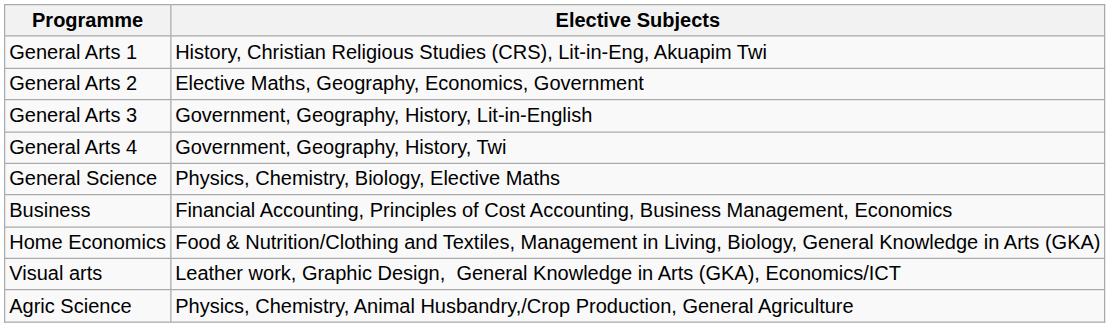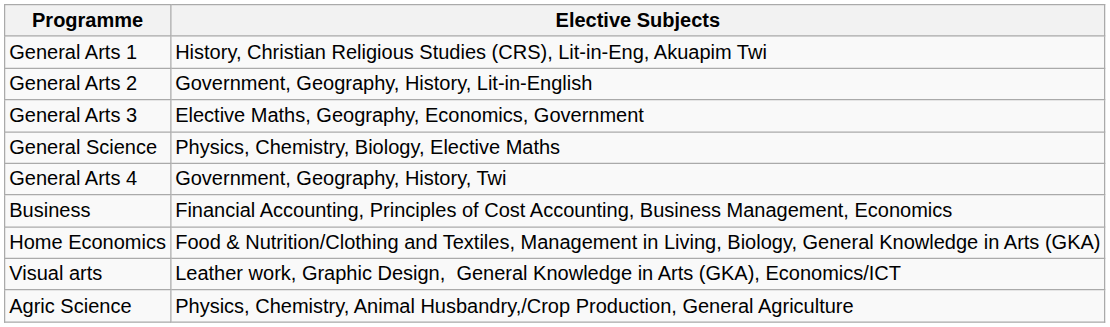(410, 83) Elective Maths, Geography, Economics, Government -> (384, 83) Government, Geography, History, Lit-in-English
(384, 115) Government, Geography, History, Lit-in-English -> (410, 115) Elective Maths, Geography, Economics, Government
rows swapped: (73, 147) <-> (83, 178)
